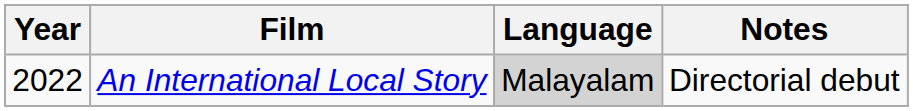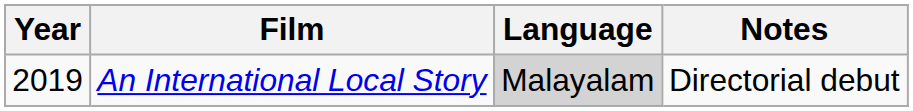(48, 79) 2022 -> (48, 79) 2019
